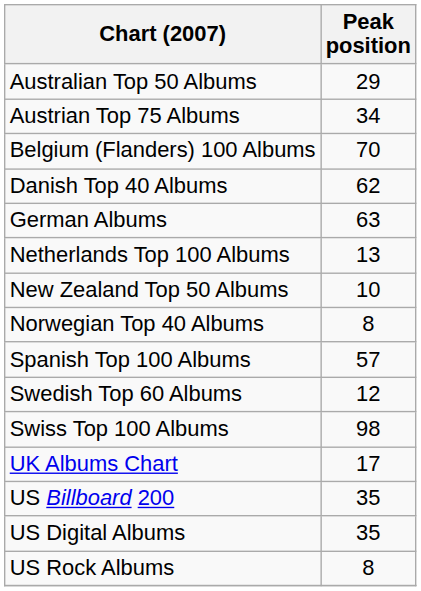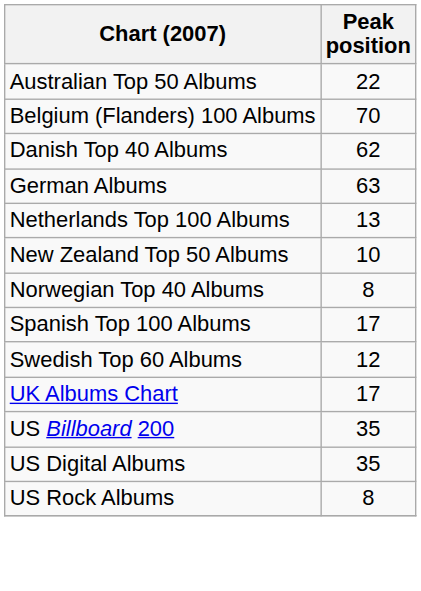(368, 81) 29 -> (368, 81) 22
- row: (125, 116)
(368, 359) 57 -> (368, 324) 17
- row: (119, 428)
